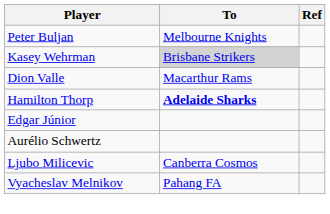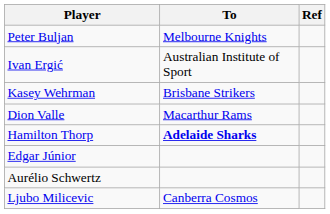+ row: (35, 64)
(209, 57) lightgrey background -> (209, 93) no background
- row: (65, 183)
